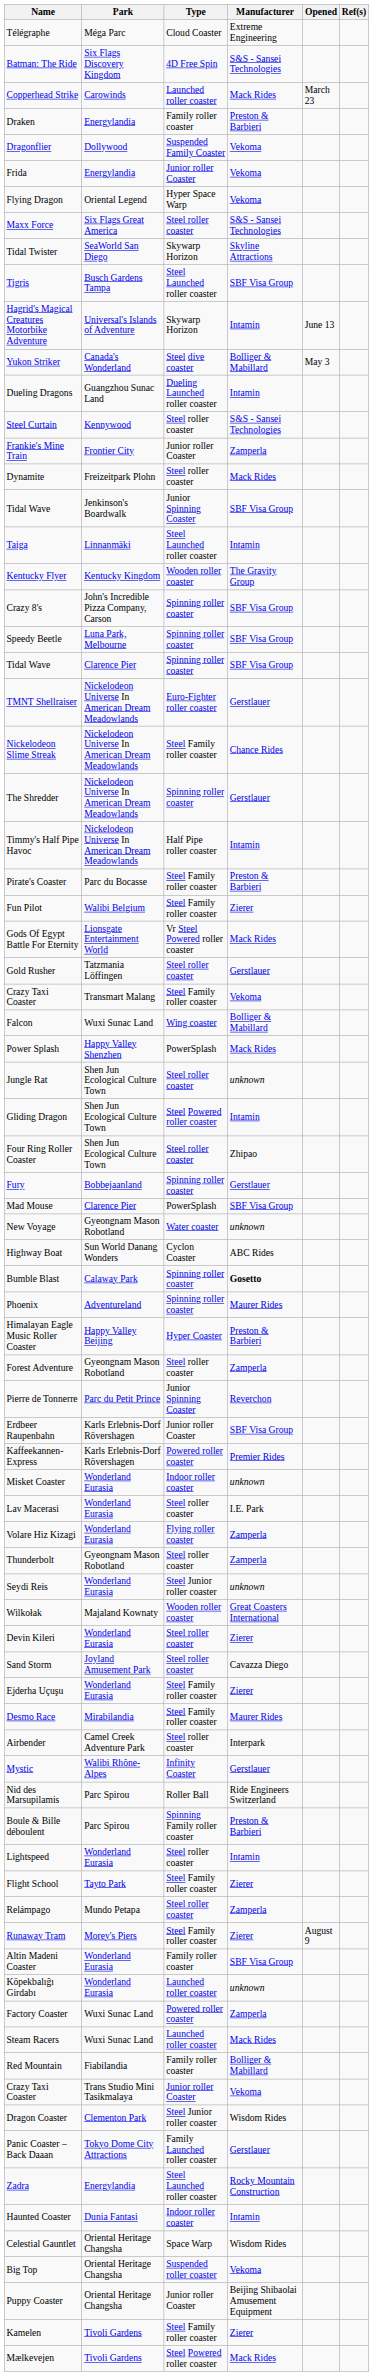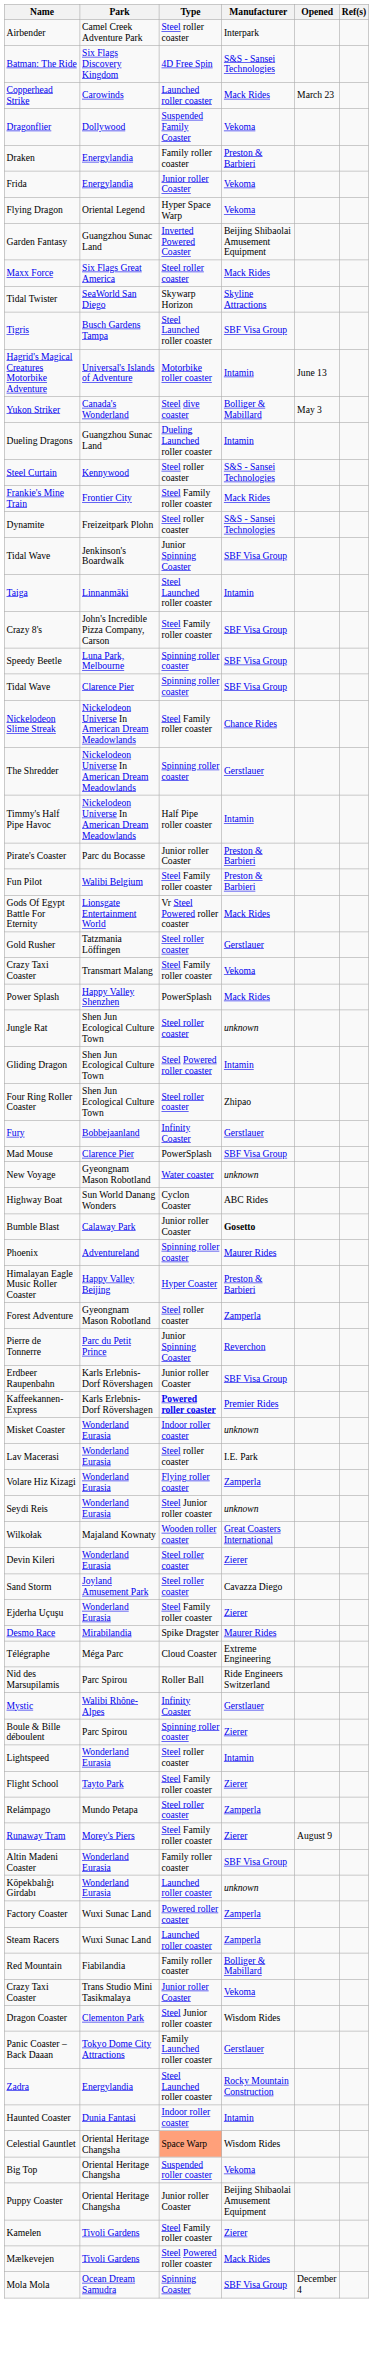rows swapped: (26, 1742) <-> (28, 32)
rows swapped: (29, 147) <-> (21, 121)
+ row: (37, 241)
(255, 225) S&S - Sansei Technologies -> (247, 273) Mack Rides
(183, 325) Skywarp Horizon -> (187, 373) Motorbike roller coaster
(190, 451) Junior roller Coaster -> (187, 498) Steel Family roller coaster
(248, 451) Zamperla -> (247, 498) Mack Rides
(253, 477) Mack Rides -> (249, 524) S&S - Sansei Technologies
- row: (37, 576)
(195, 608) Spinning roller coaster -> (187, 629) Steel Family roller coaster
- row: (42, 702)
(191, 882) Steel Family roller coaster -> (185, 856) Junior roller Coaster
(242, 908) Zierer -> (243, 882) Preston & Barbieri
- row: (20, 1023)
(195, 1185) Spinning roller coaster -> (176, 1133) Infinity Coaster
(195, 1278) Spinning roller coaster -> (185, 1226) Junior roller Coaster
(195, 1456) normal -> (189, 1404) bold
- row: (30, 1560)
(191, 1716) Steel Family roller coaster -> (190, 1633) Spike Dragster
rows swapped: (20, 1768) <-> (33, 1795)
(191, 1826) Spinning Family roller coaster -> (190, 1732) Spinning roller coaster
(249, 1826) Preston & Barbieri -> (236, 1732) Zierer
(253, 2040) Mack Rides -> (242, 1940) Zamperla
(189, 2243) no background -> (184, 2144) lightsalmon background
+ row: (28, 2285)
